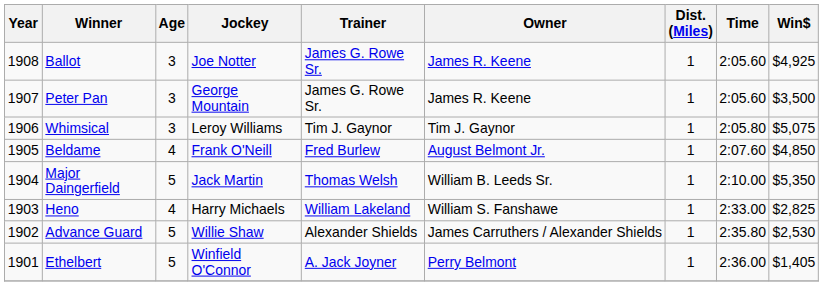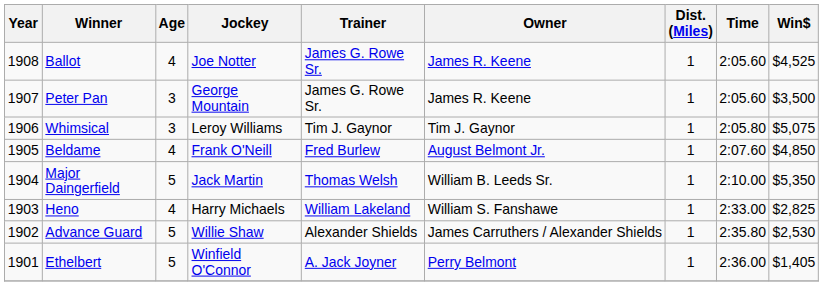(172, 61) 3 -> (172, 61) 4
(794, 61) $4,925 -> (794, 61) $4,525
